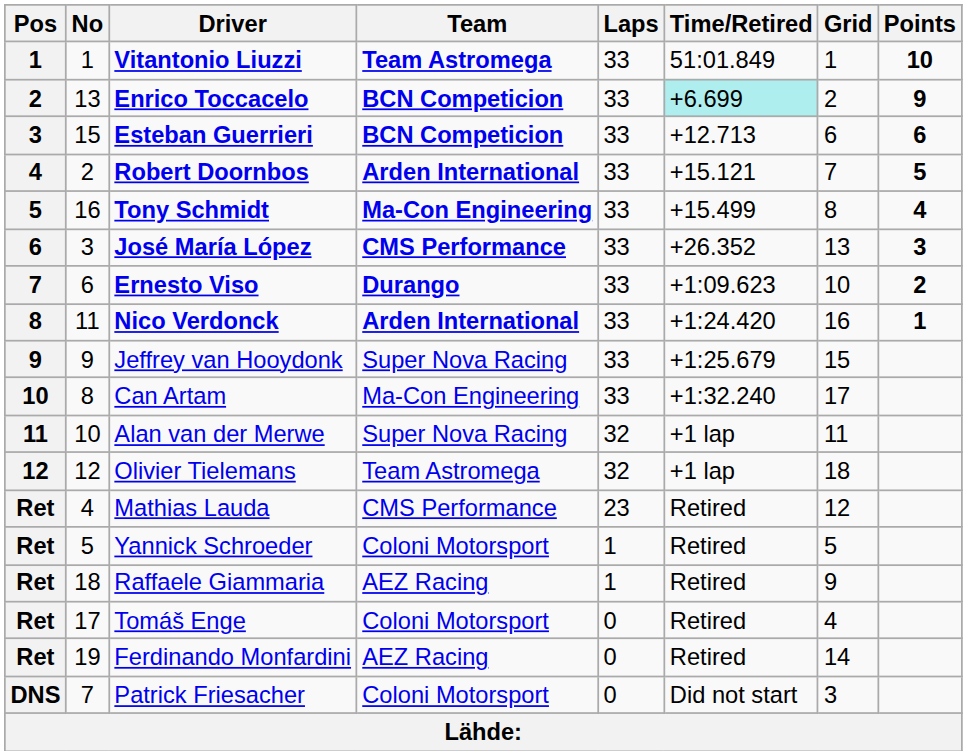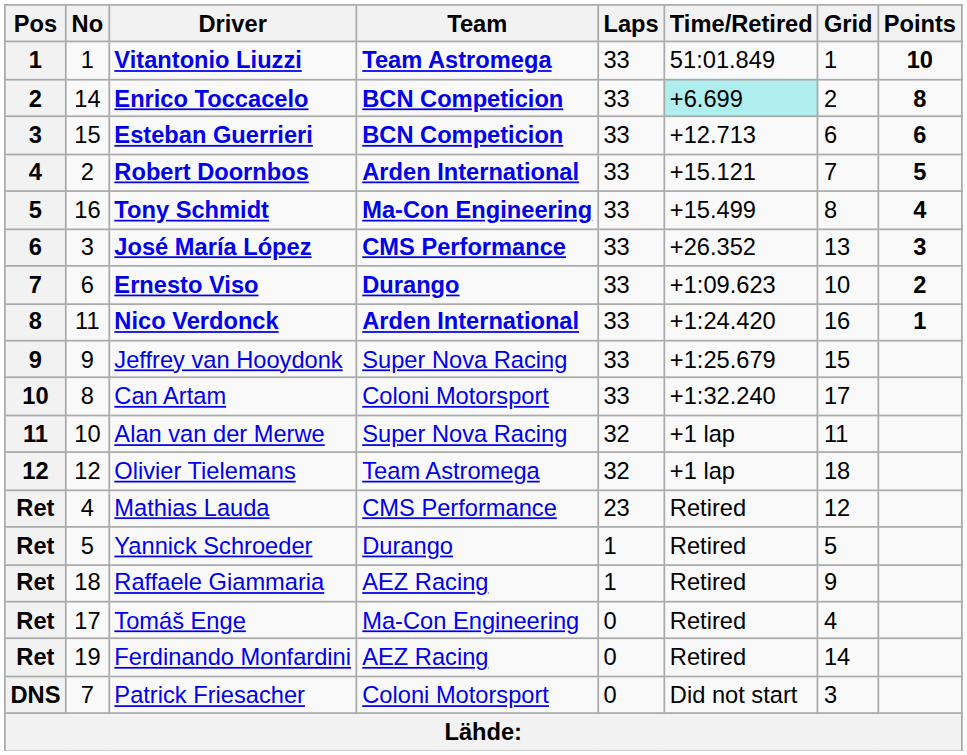(87, 98) 13 -> (87, 98) 14
(920, 98) 9 -> (920, 98) 8
(471, 396) Ma-Con Engineering -> (456, 396) Coloni Motorsport
(456, 545) Coloni Motorsport -> (408, 545) Durango
(456, 620) Coloni Motorsport -> (471, 620) Ma-Con Engineering
